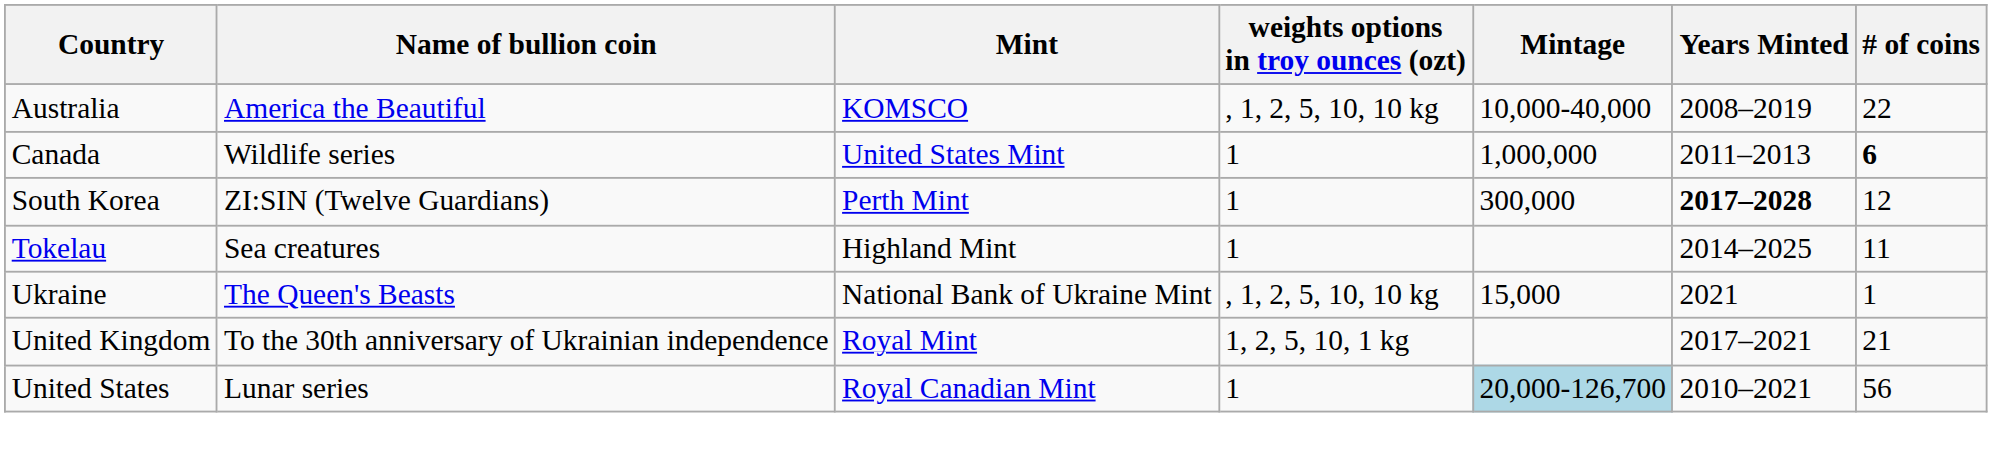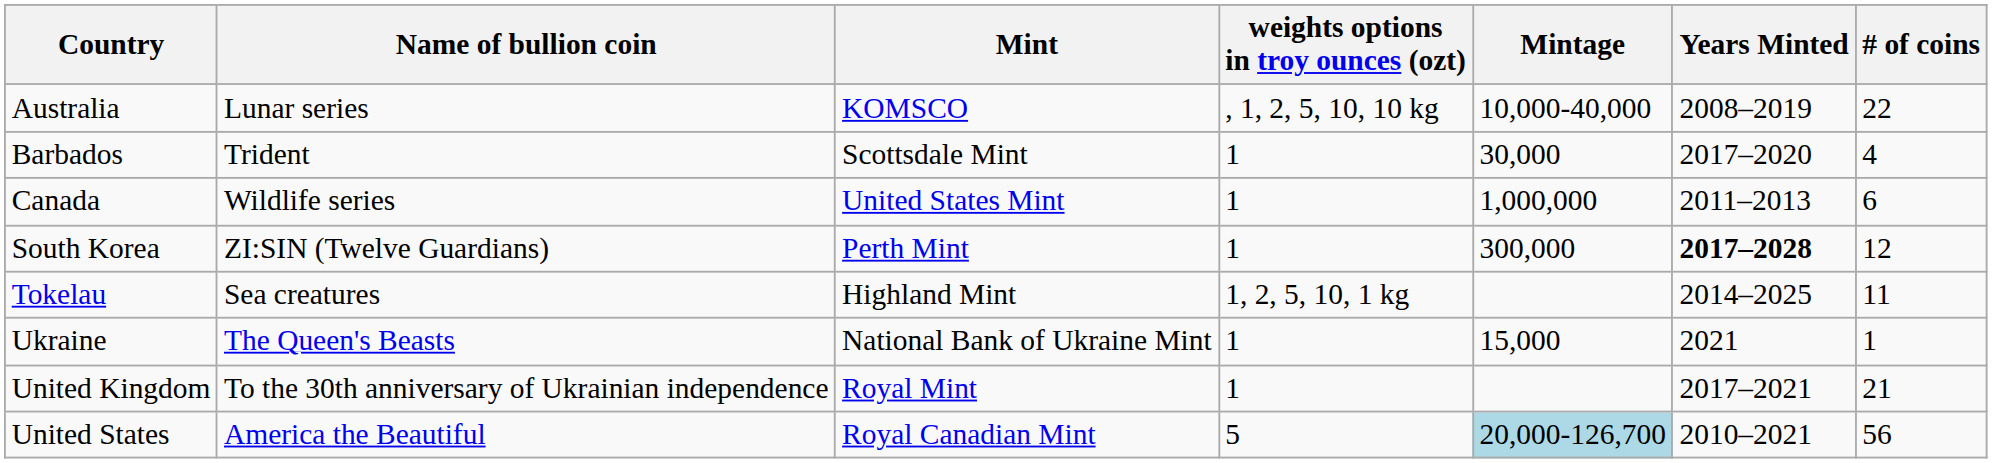(355, 107) America the Beautiful -> (296, 107) Lunar series
+ row: (67, 154)
(1870, 154) bold -> (1870, 201) normal
(1233, 247) 1 -> (1317, 294) 1, 2, 5, 10, 1 kg
(1332, 294) , 1, 2, 5, 10, 10 kg -> (1233, 341) 1
(1317, 341) 1, 2, 5, 10, 1 kg -> (1233, 387) 1
(296, 387) Lunar series -> (355, 434) America the Beautiful
(1233, 387) 1 -> (1233, 434) 5
